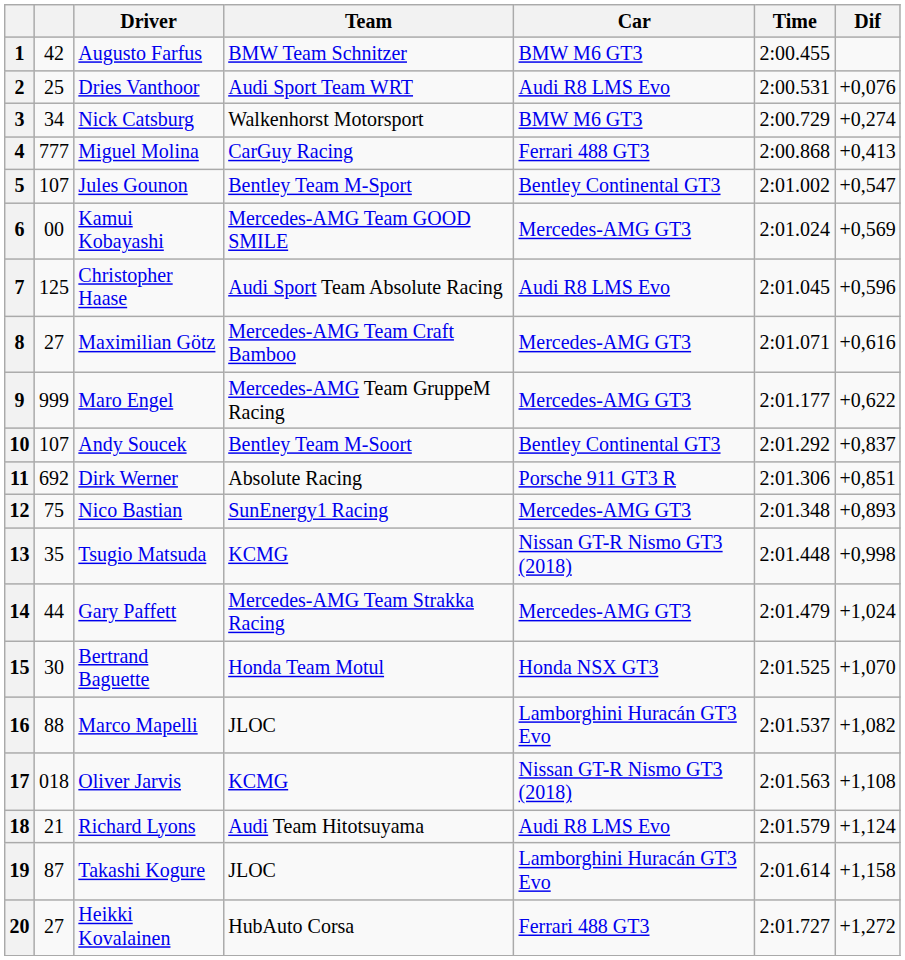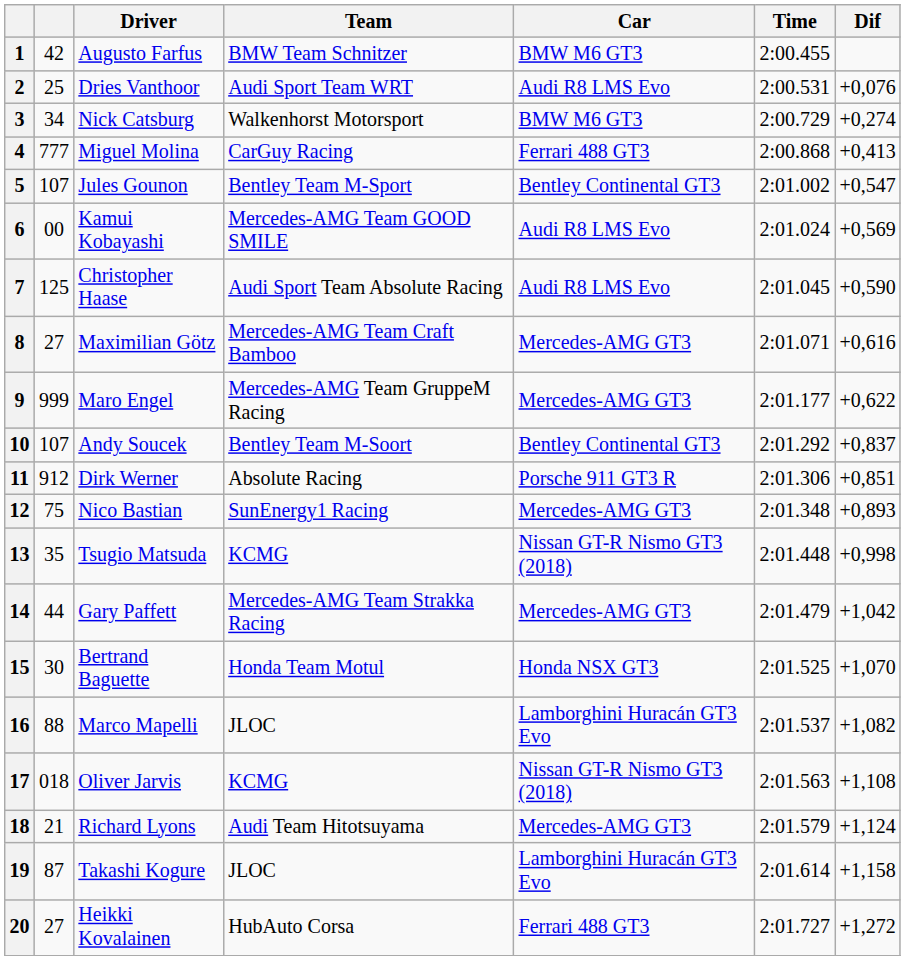(605, 230) Mercedes-AMG GT3 -> (594, 230) Audi R8 LMS Evo
(868, 286) +0,596 -> (868, 286) +0,590
(54, 477) 692 -> (54, 477) 912
(868, 611) +1,024 -> (868, 611) +1,042
(594, 825) Audi R8 LMS Evo -> (605, 825) Mercedes-AMG GT3
